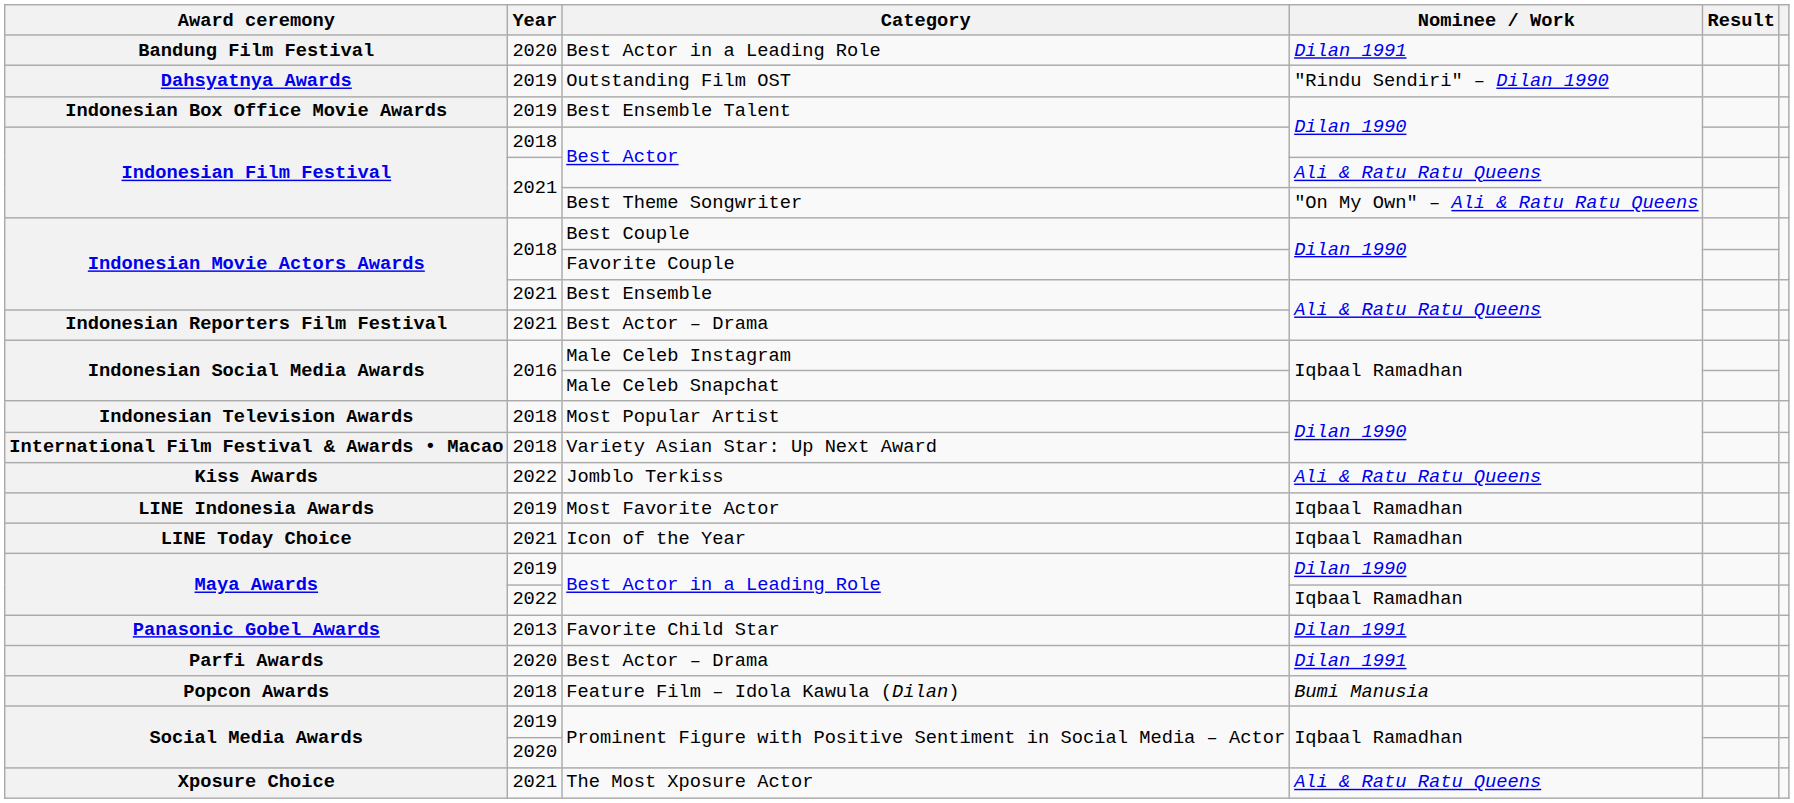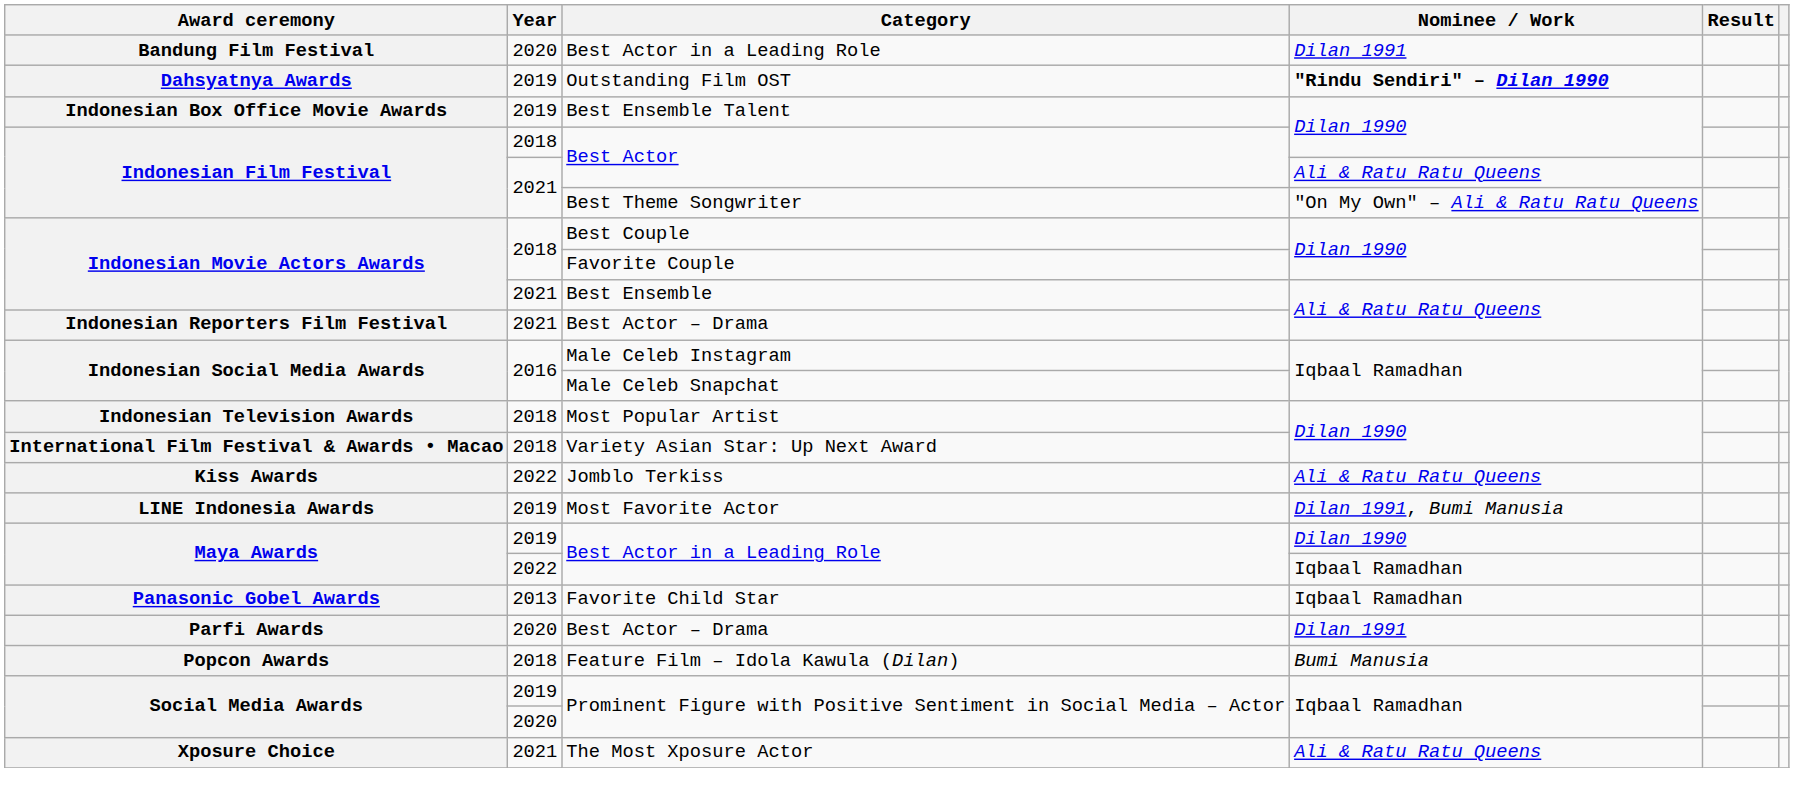(1451, 81) normal -> (1451, 81) bold
(1378, 508) Iqbaal Ramadhan -> (1429, 508) Dilan 1991, Bumi Manusia
- row: (535, 539)
(1350, 630) Dilan 1991 -> (1378, 600) Iqbaal Ramadhan
